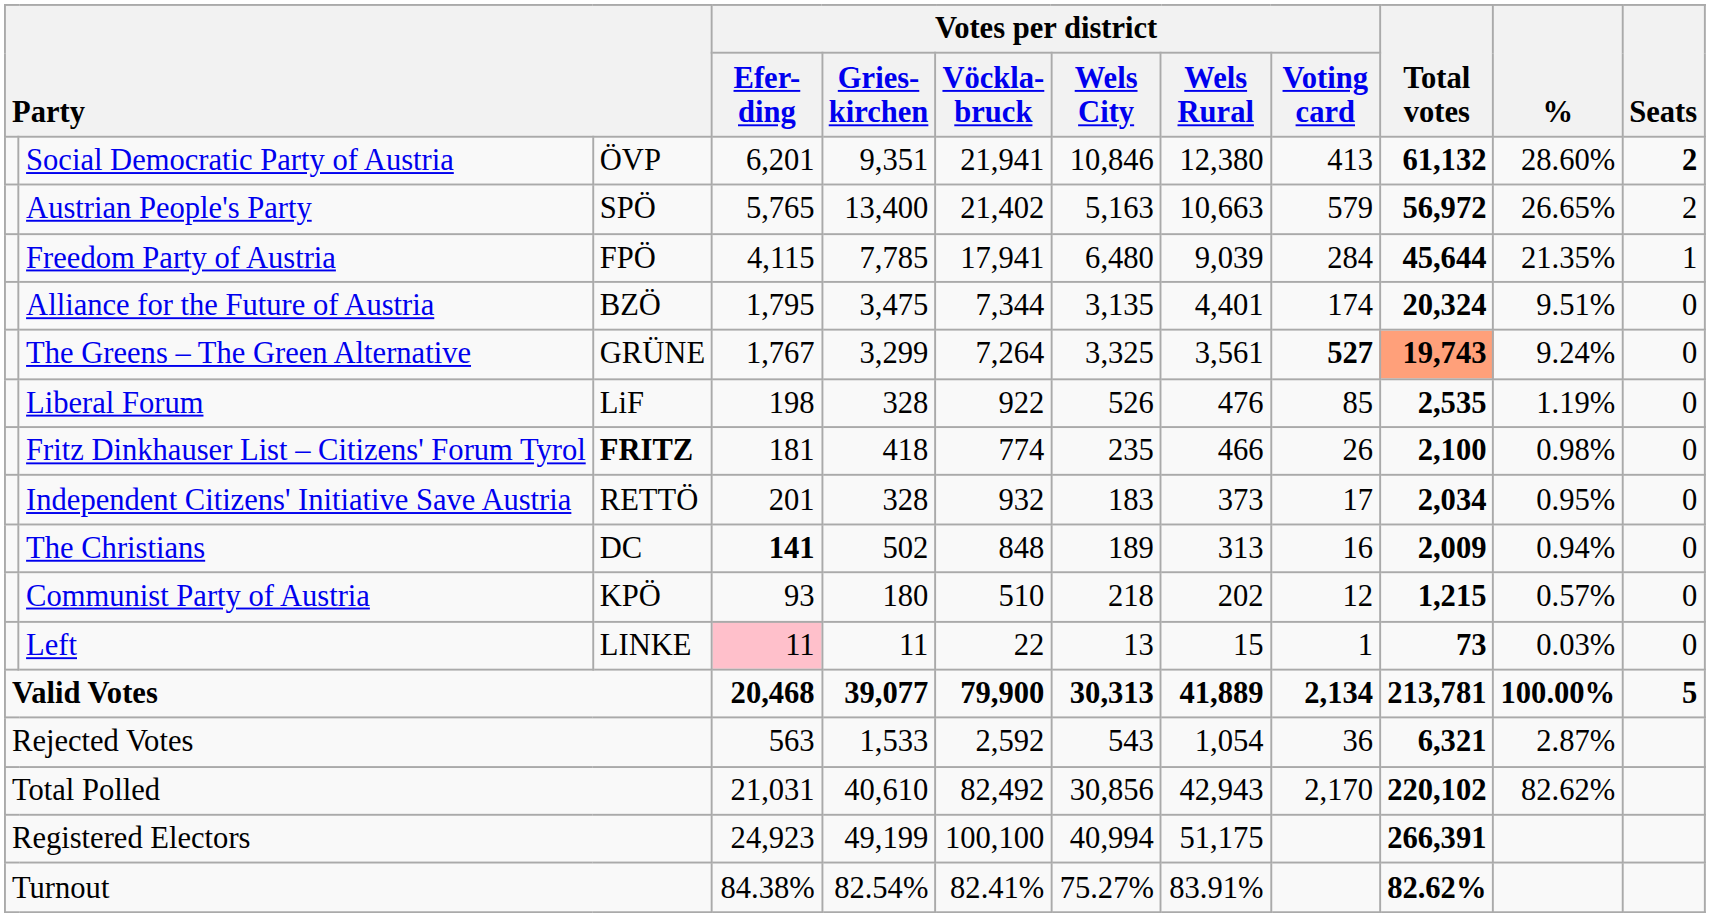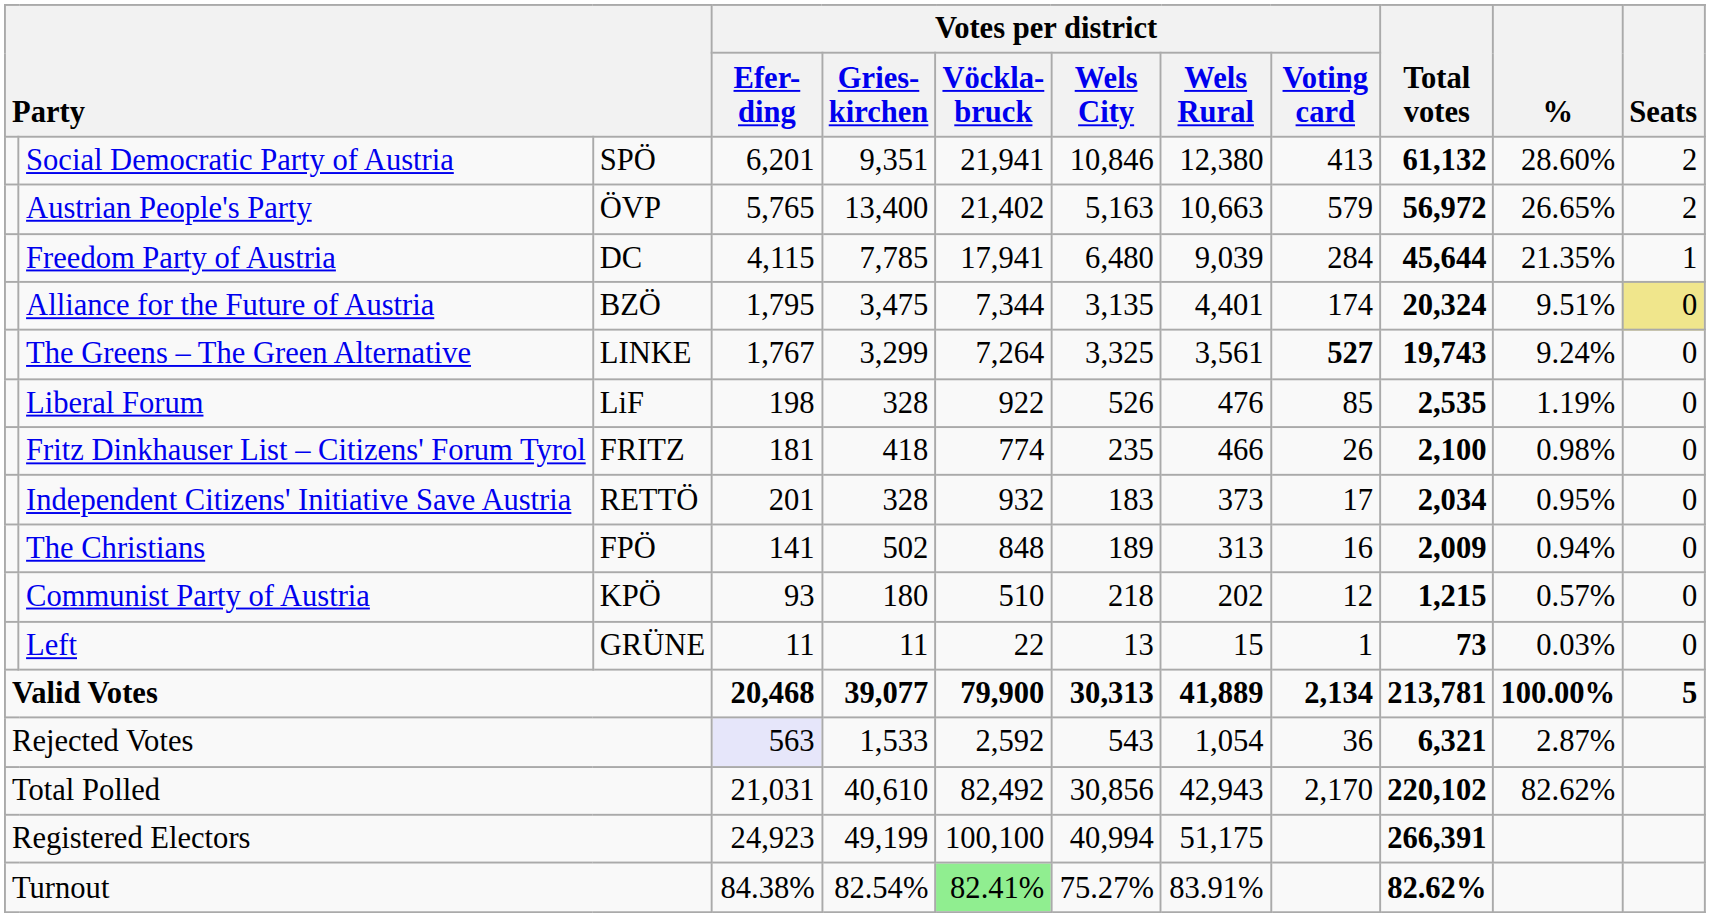(630, 160) ÖVP -> (628, 160) SPÖ
(1690, 160) bold -> (1690, 160) normal
(628, 208) SPÖ -> (630, 208) ÖVP
(628, 256) FPÖ -> (621, 256) DC
(1690, 305) no background -> (1690, 305) khaki background
(652, 353) GRÜNE -> (646, 353) LINKE
(1444, 353) lightsalmon background -> (1444, 353) no background
(647, 450) bold -> (642, 450) normal
(621, 547) DC -> (628, 547) FPÖ
(792, 547) bold -> (792, 547) normal
(646, 644) LINKE -> (652, 644) GRÜNE
(800, 644) pink background -> (800, 644) no background
(792, 741) no background -> (792, 741) lavender background
(997, 887) no background -> (997, 887) lightgreen background
